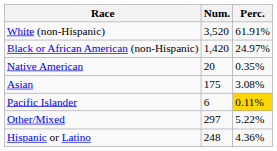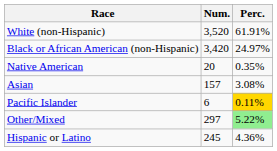(216, 48) 1,420 -> (216, 48) 3,420
(212, 84) 175 -> (212, 84) 157
(250, 119) no background -> (250, 119) lightgreen background
(212, 137) 248 -> (212, 137) 245
